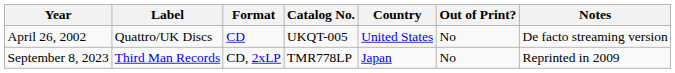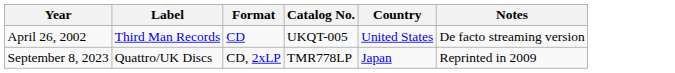- column: (478, 15)
(164, 36) Quattro/UK Discs -> (167, 36) Third Man Records
(167, 57) Third Man Records -> (164, 57) Quattro/UK Discs
